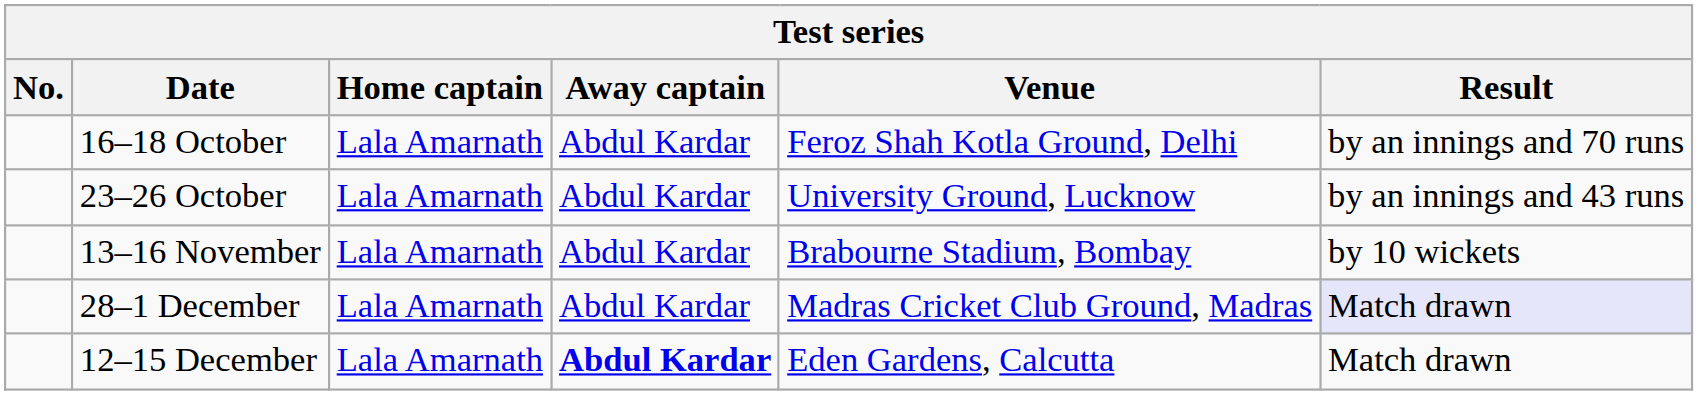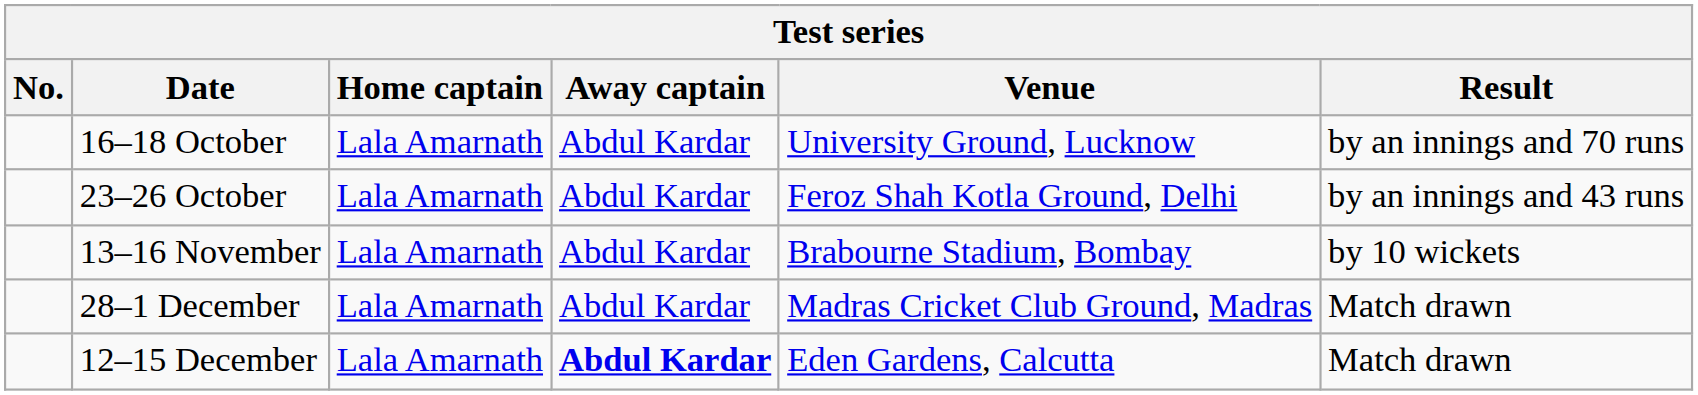(1012, 141) Feroz Shah Kotla Ground, Delhi -> (991, 141) University Ground, Lucknow
(991, 196) University Ground, Lucknow -> (1012, 196) Feroz Shah Kotla Ground, Delhi
(1420, 305) lavender background -> (1420, 305) no background
